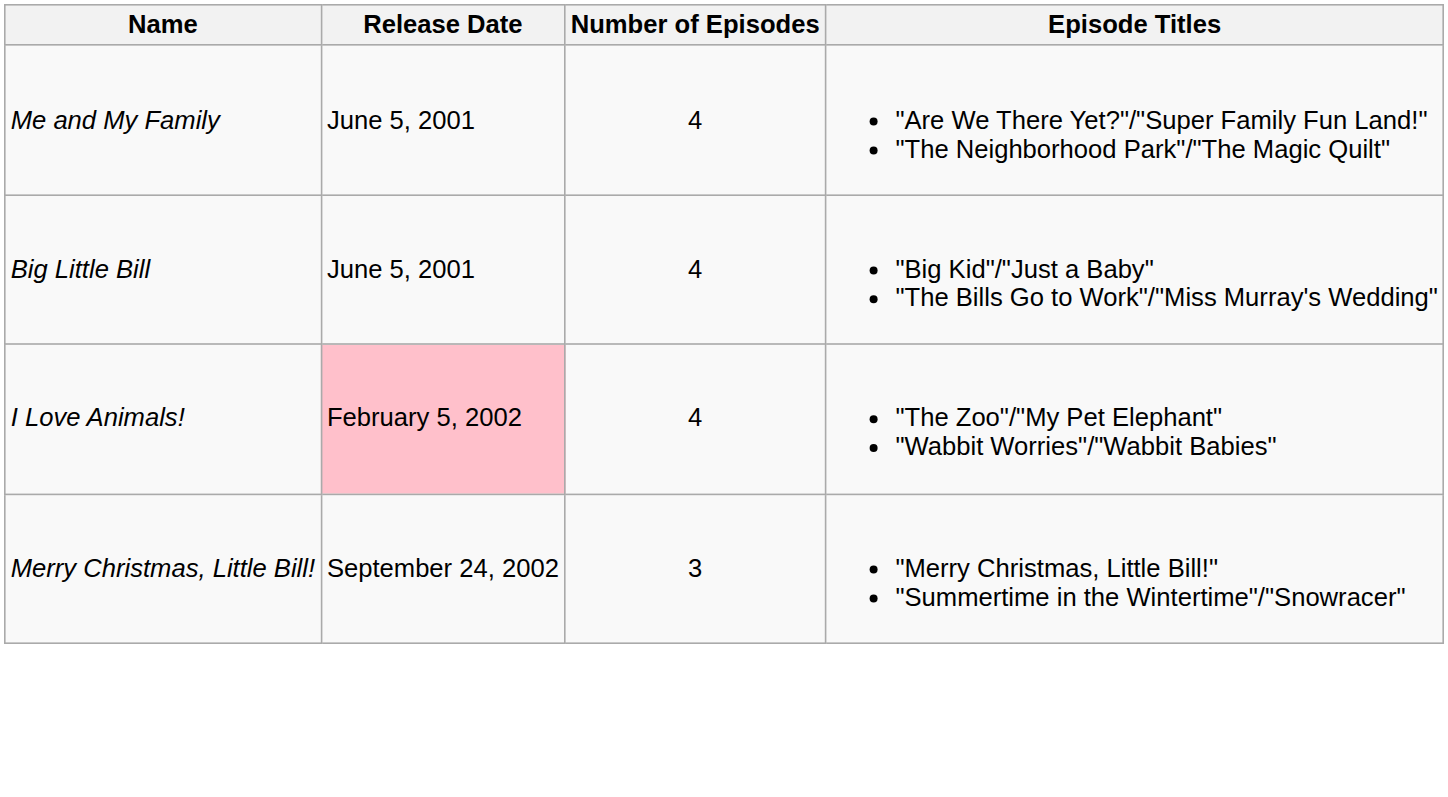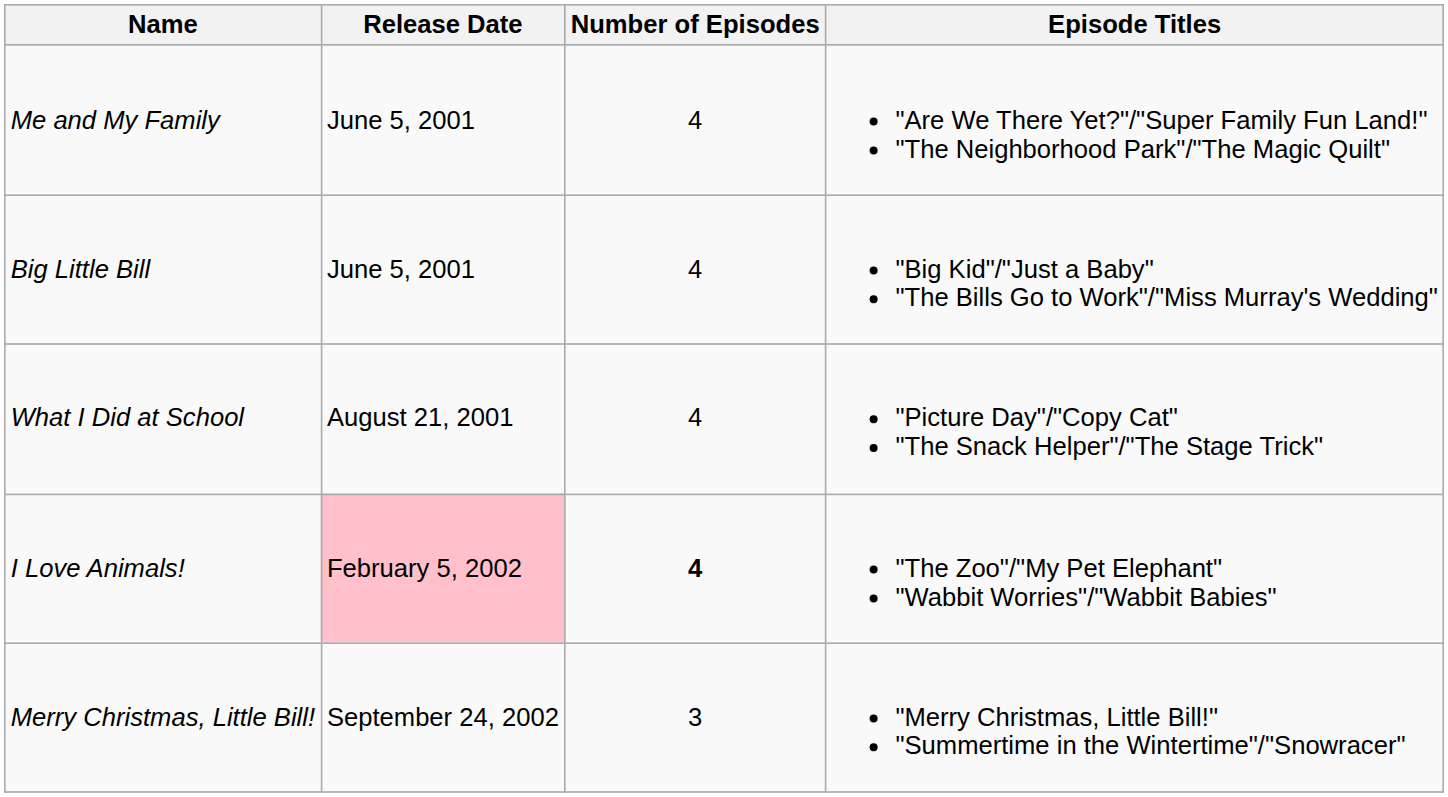+ row: (127, 418)
(695, 418) normal -> (695, 568) bold
